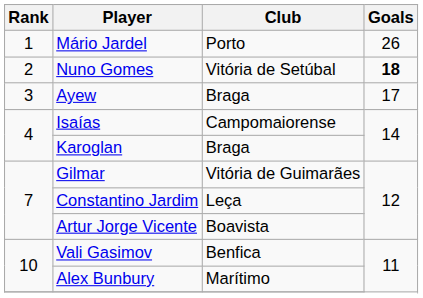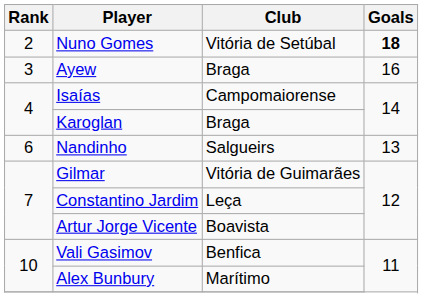- row: (102, 43)
(391, 95) 17 -> (391, 69) 16
+ row: (91, 148)
